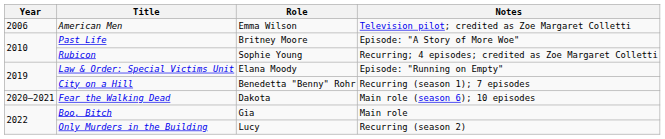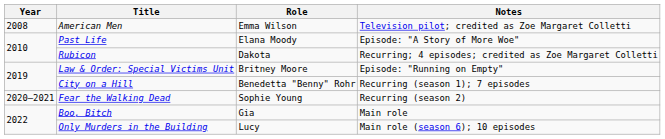(17, 26) 2006 -> (17, 26) 2008
(273, 40) Britney Moore -> (268, 40) Elana Moody
(270, 55) Sophie Young -> (254, 55) Dakota
(268, 69) Elana Moody -> (273, 69) Britney Moore
(254, 98) Dakota -> (270, 98) Sophie Young
(448, 98) Main role (season 6); 10 episodes -> (413, 98) Recurring (season 2)
(413, 127) Recurring (season 2) -> (448, 127) Main role (season 6); 10 episodes
